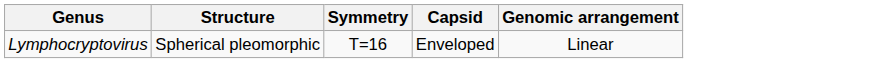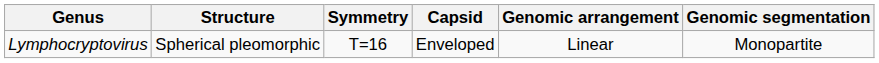+ column: (778, 17)
